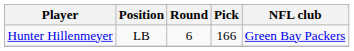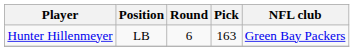(226, 35) 166 -> (226, 35) 163
